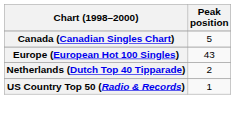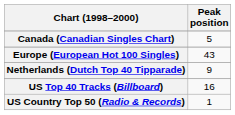(209, 70) 2 -> (209, 70) 9
+ row: (96, 86)
